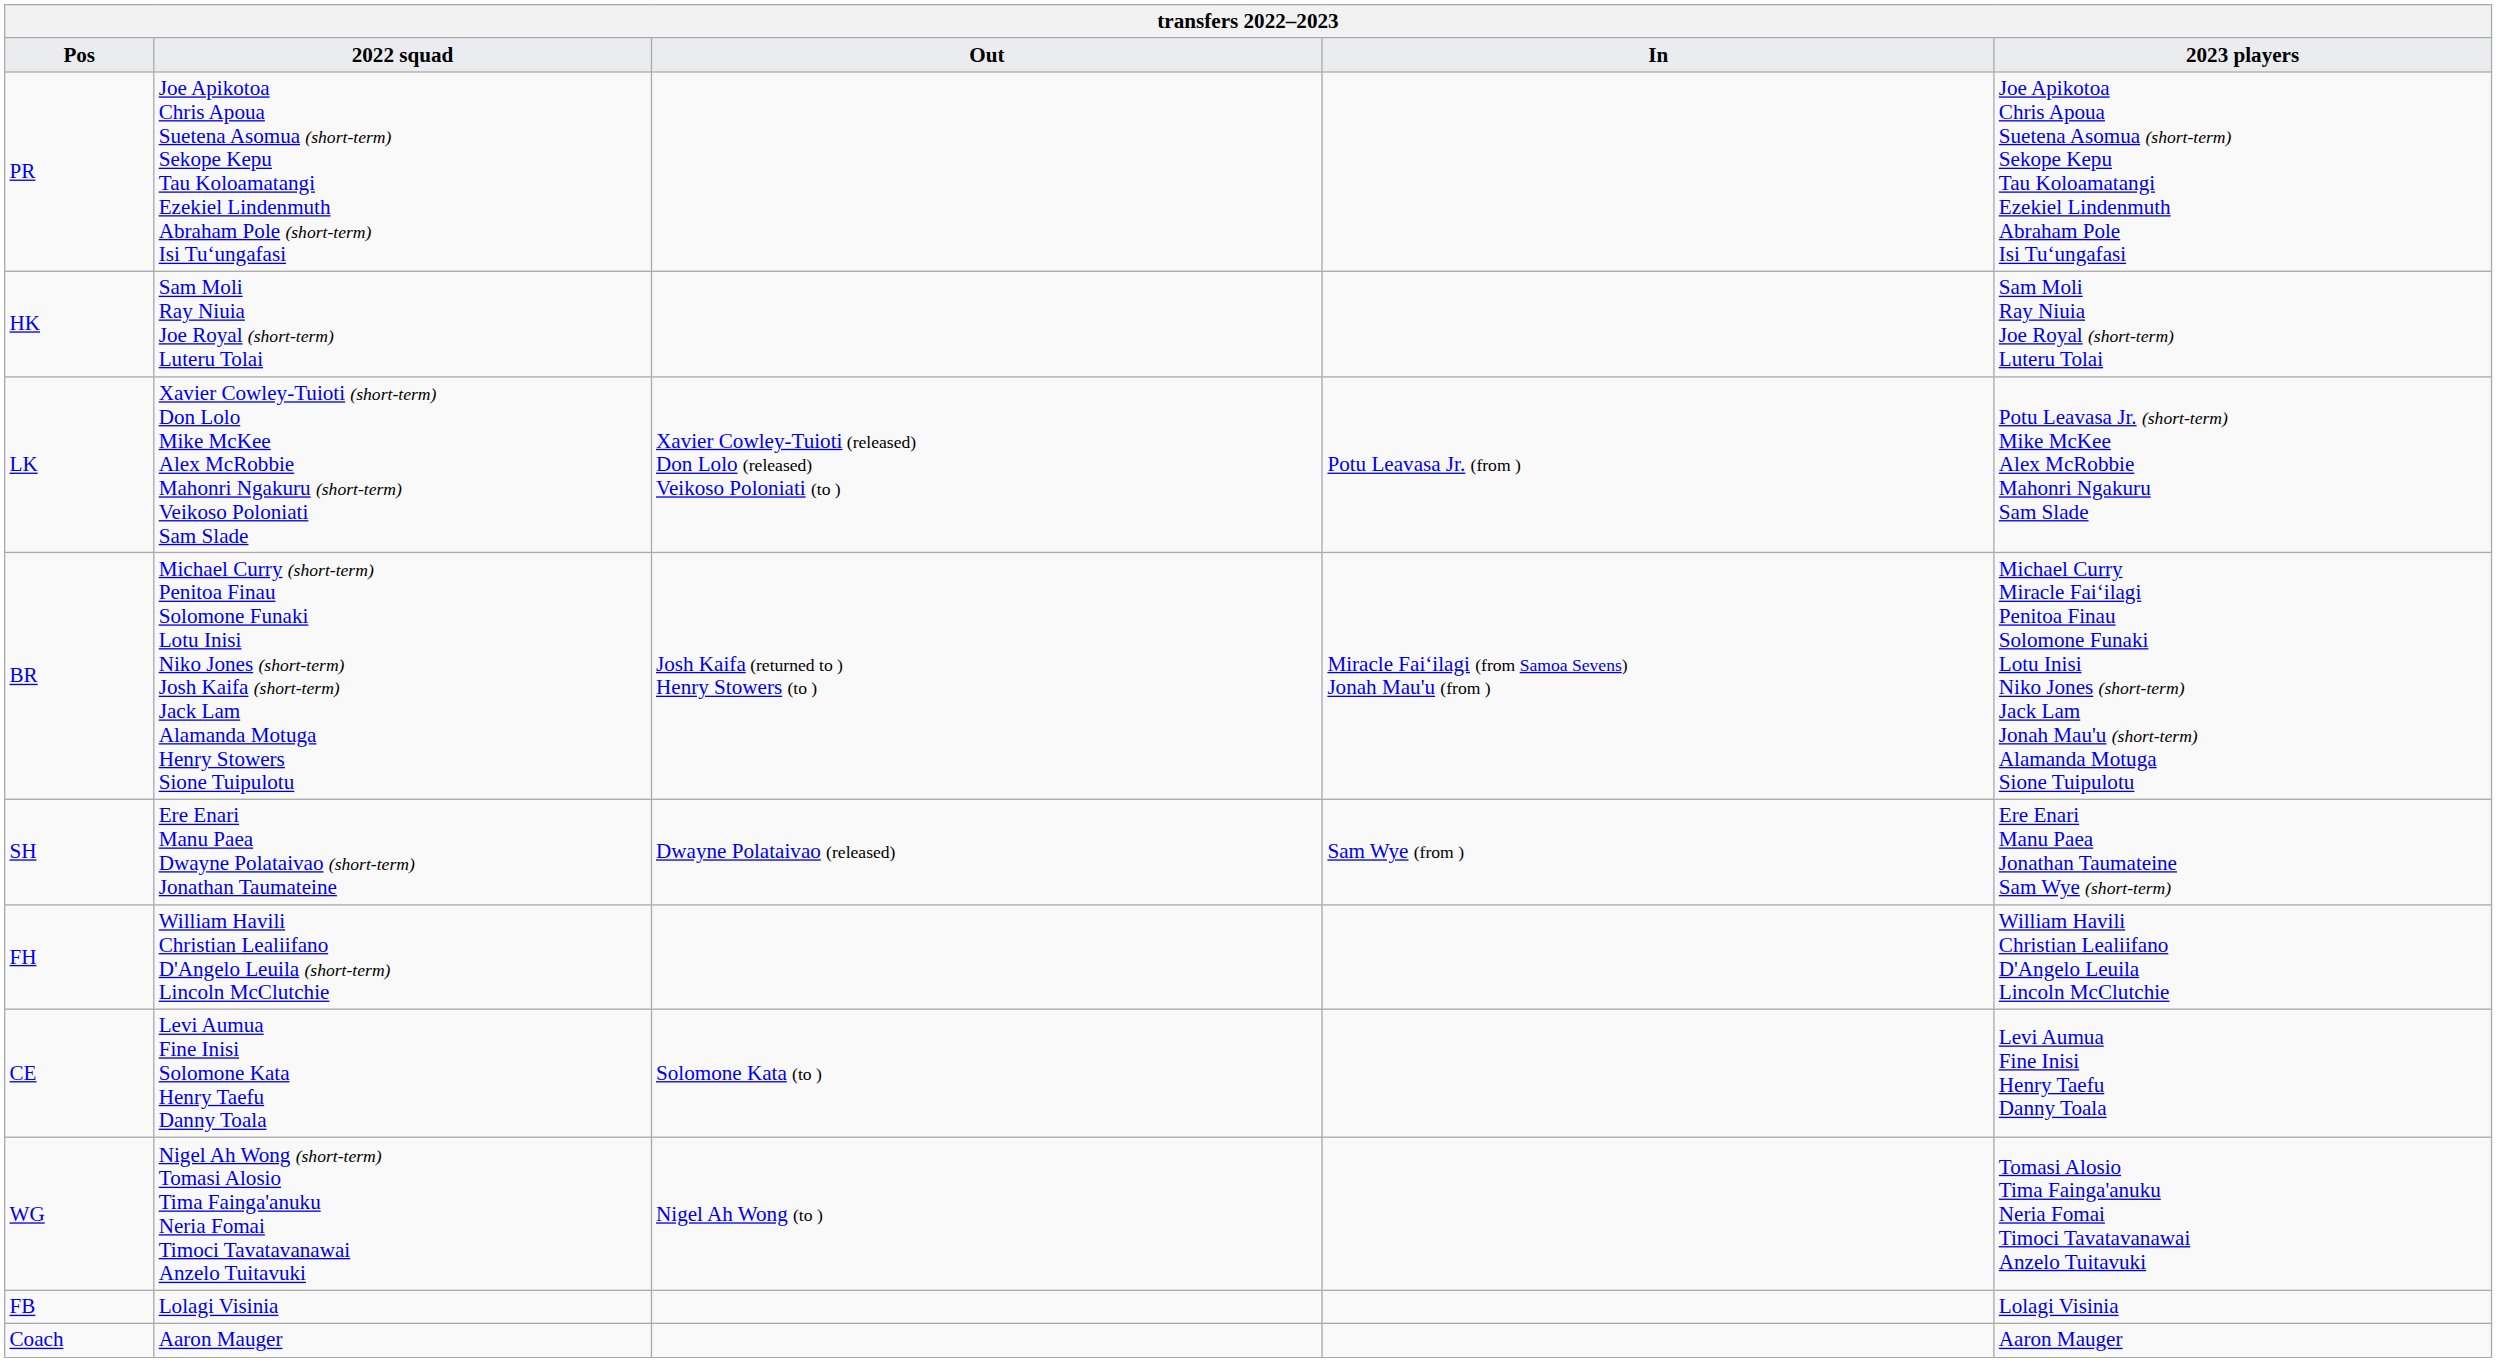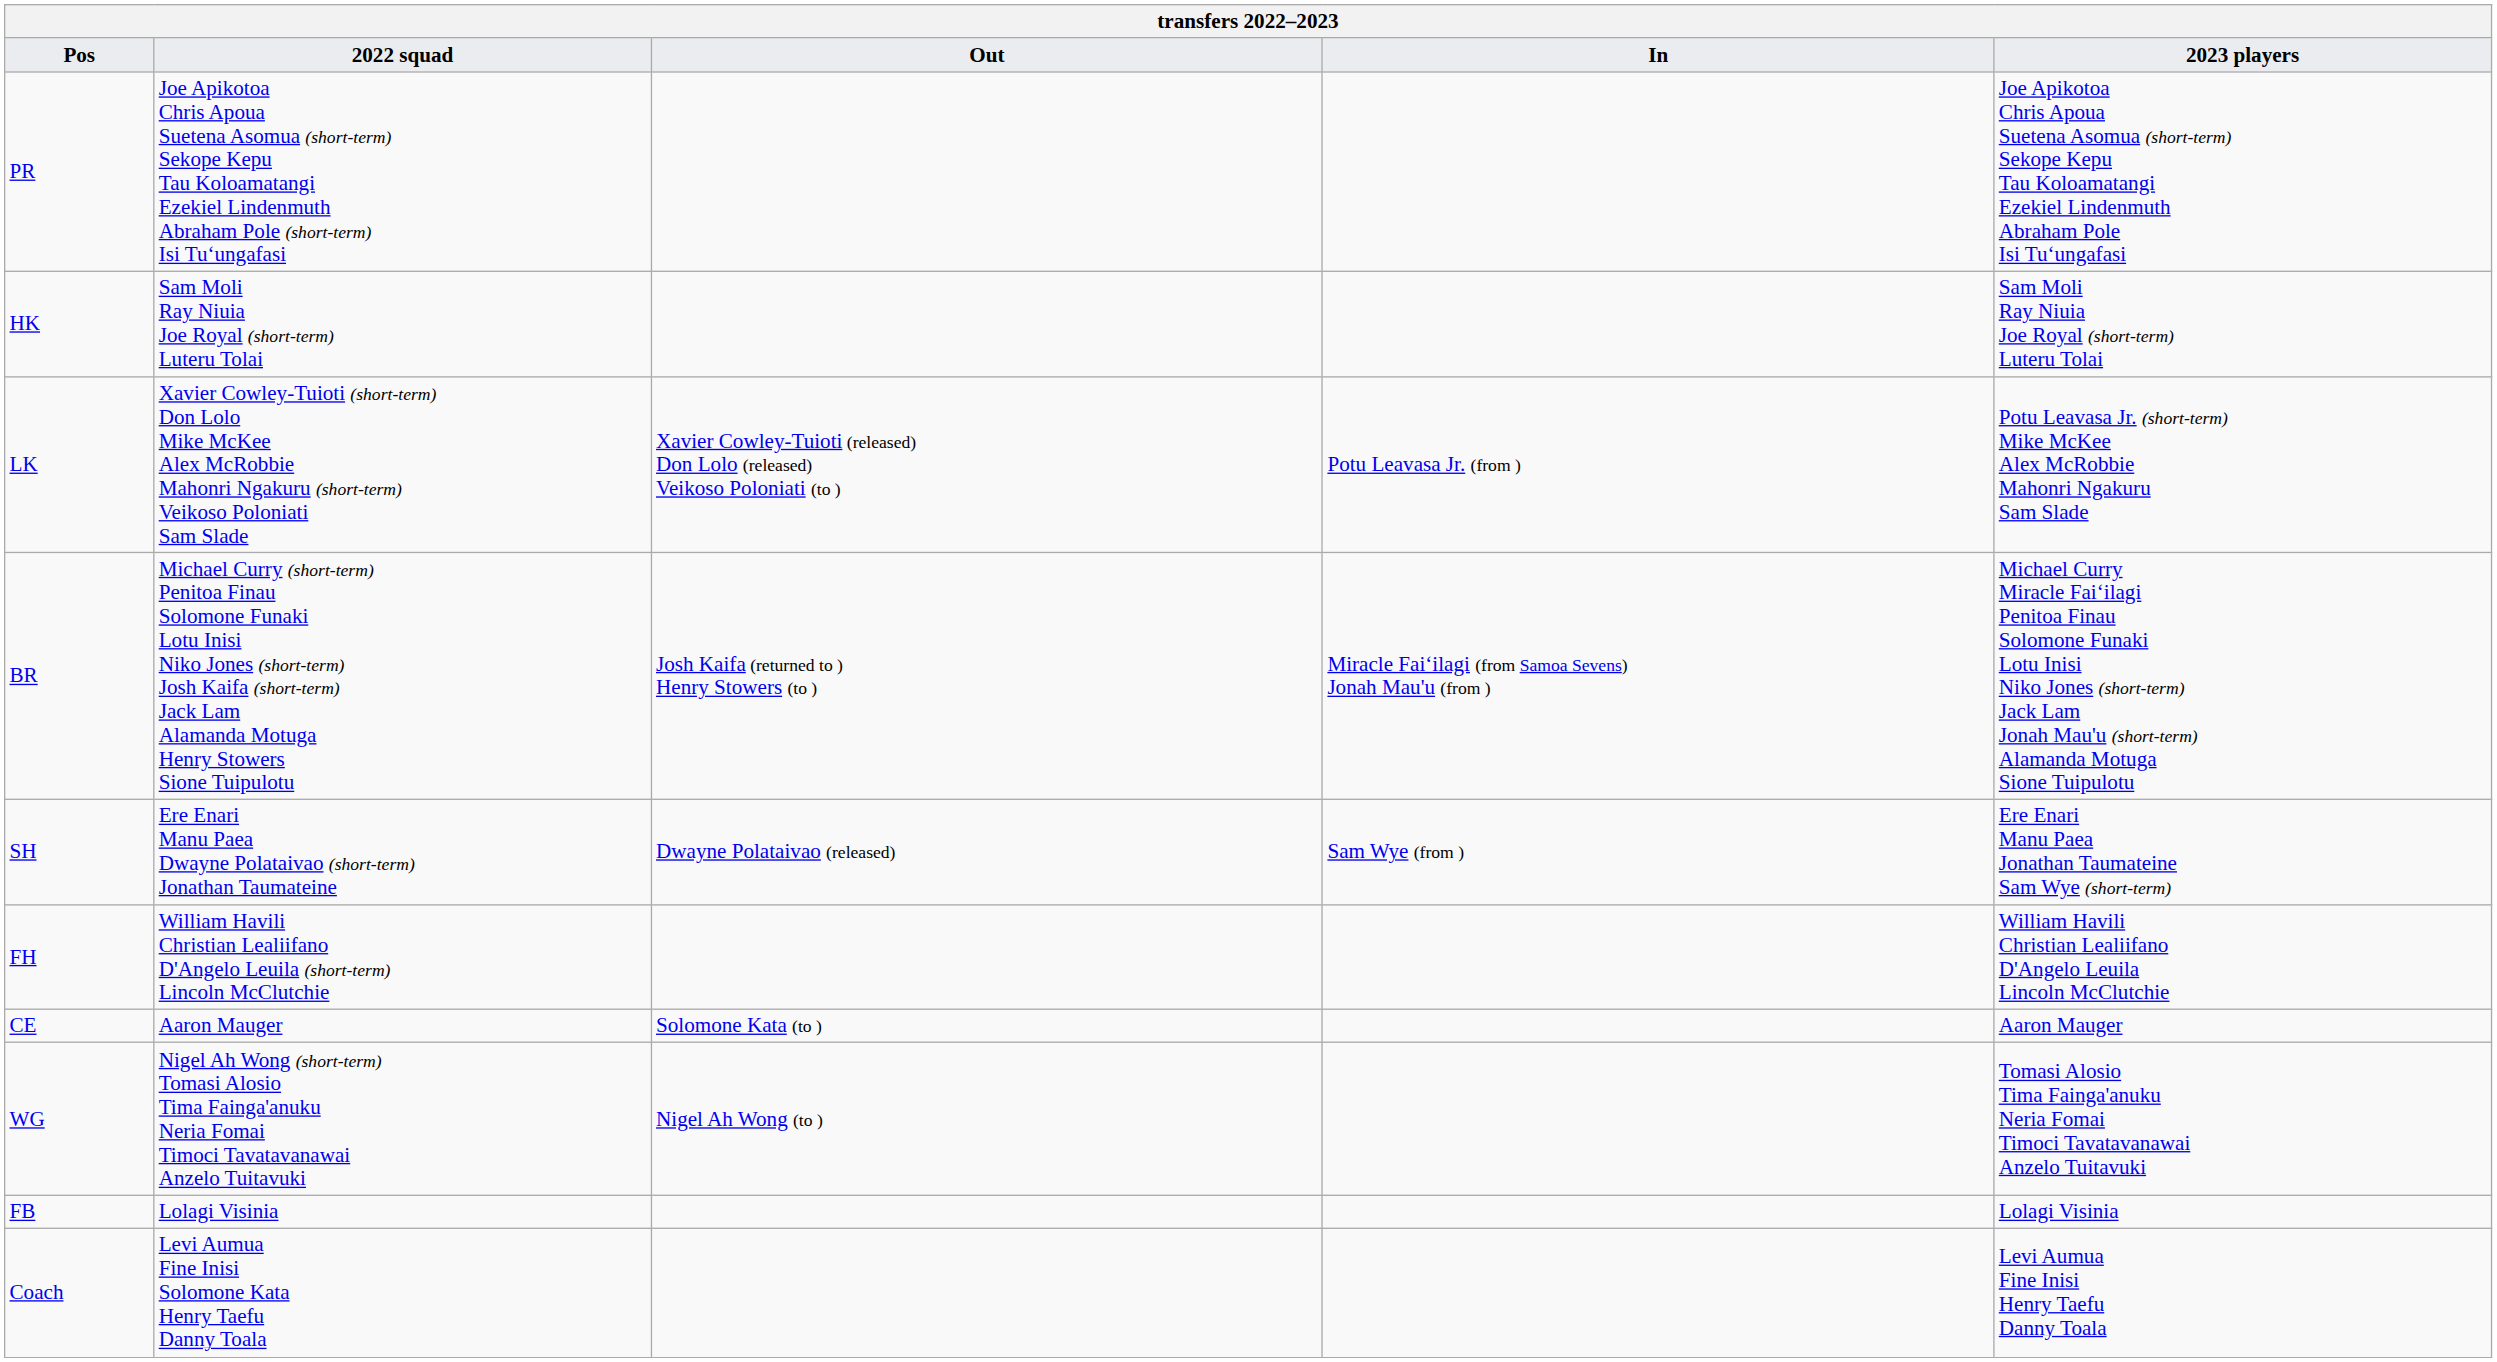(224, 1073) Levi Aumua Fine Inisi Solomone Kata Henry Taefu Danny Toala -> (221, 1025) Aaron Mauger
(2053, 1073) Levi Aumua Fine Inisi Henry Taefu Danny Toala -> (2061, 1025) Aaron Mauger
(221, 1340) Aaron Mauger -> (224, 1292) Levi Aumua Fine Inisi Solomone Kata Henry Taefu Danny Toala
(2061, 1340) Aaron Mauger -> (2053, 1292) Levi Aumua Fine Inisi Henry Taefu Danny Toala
